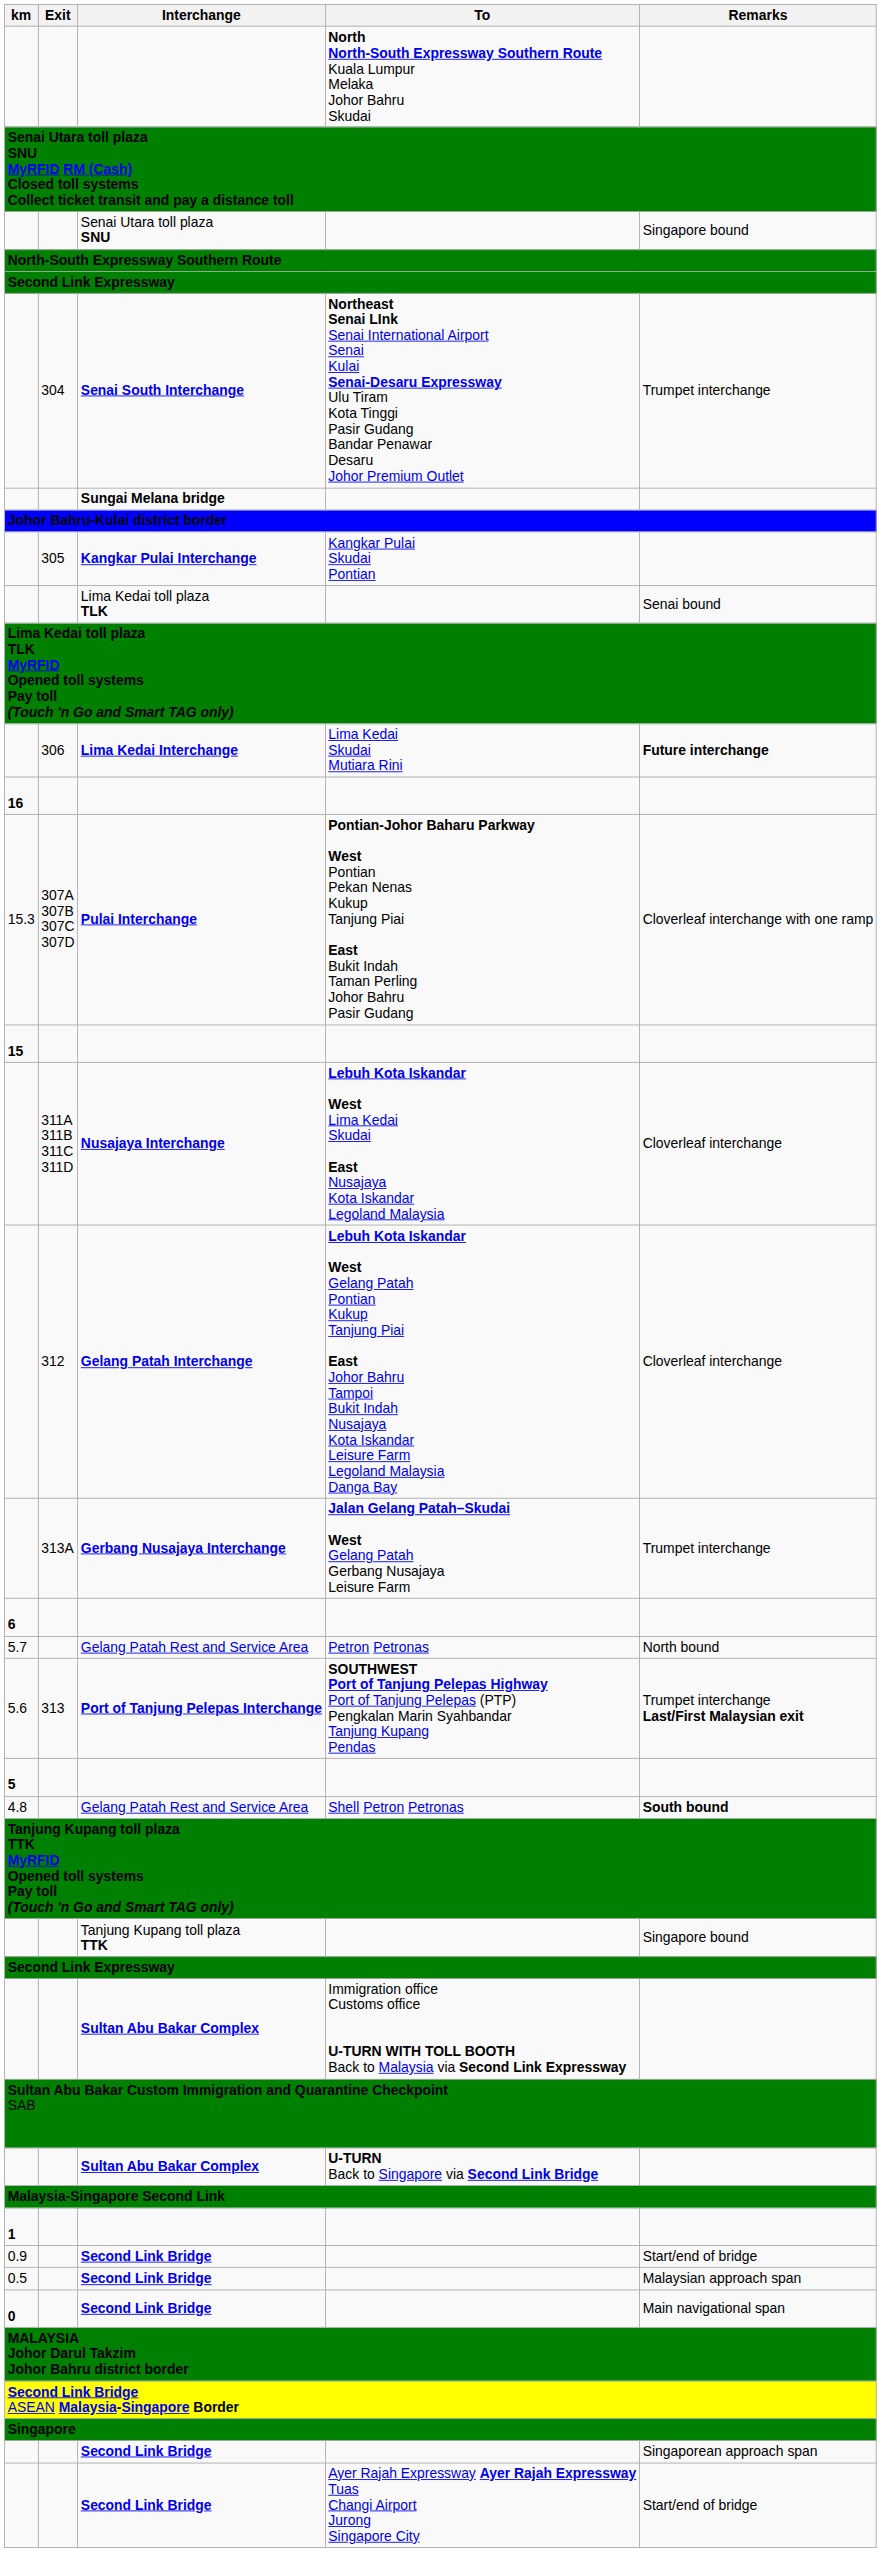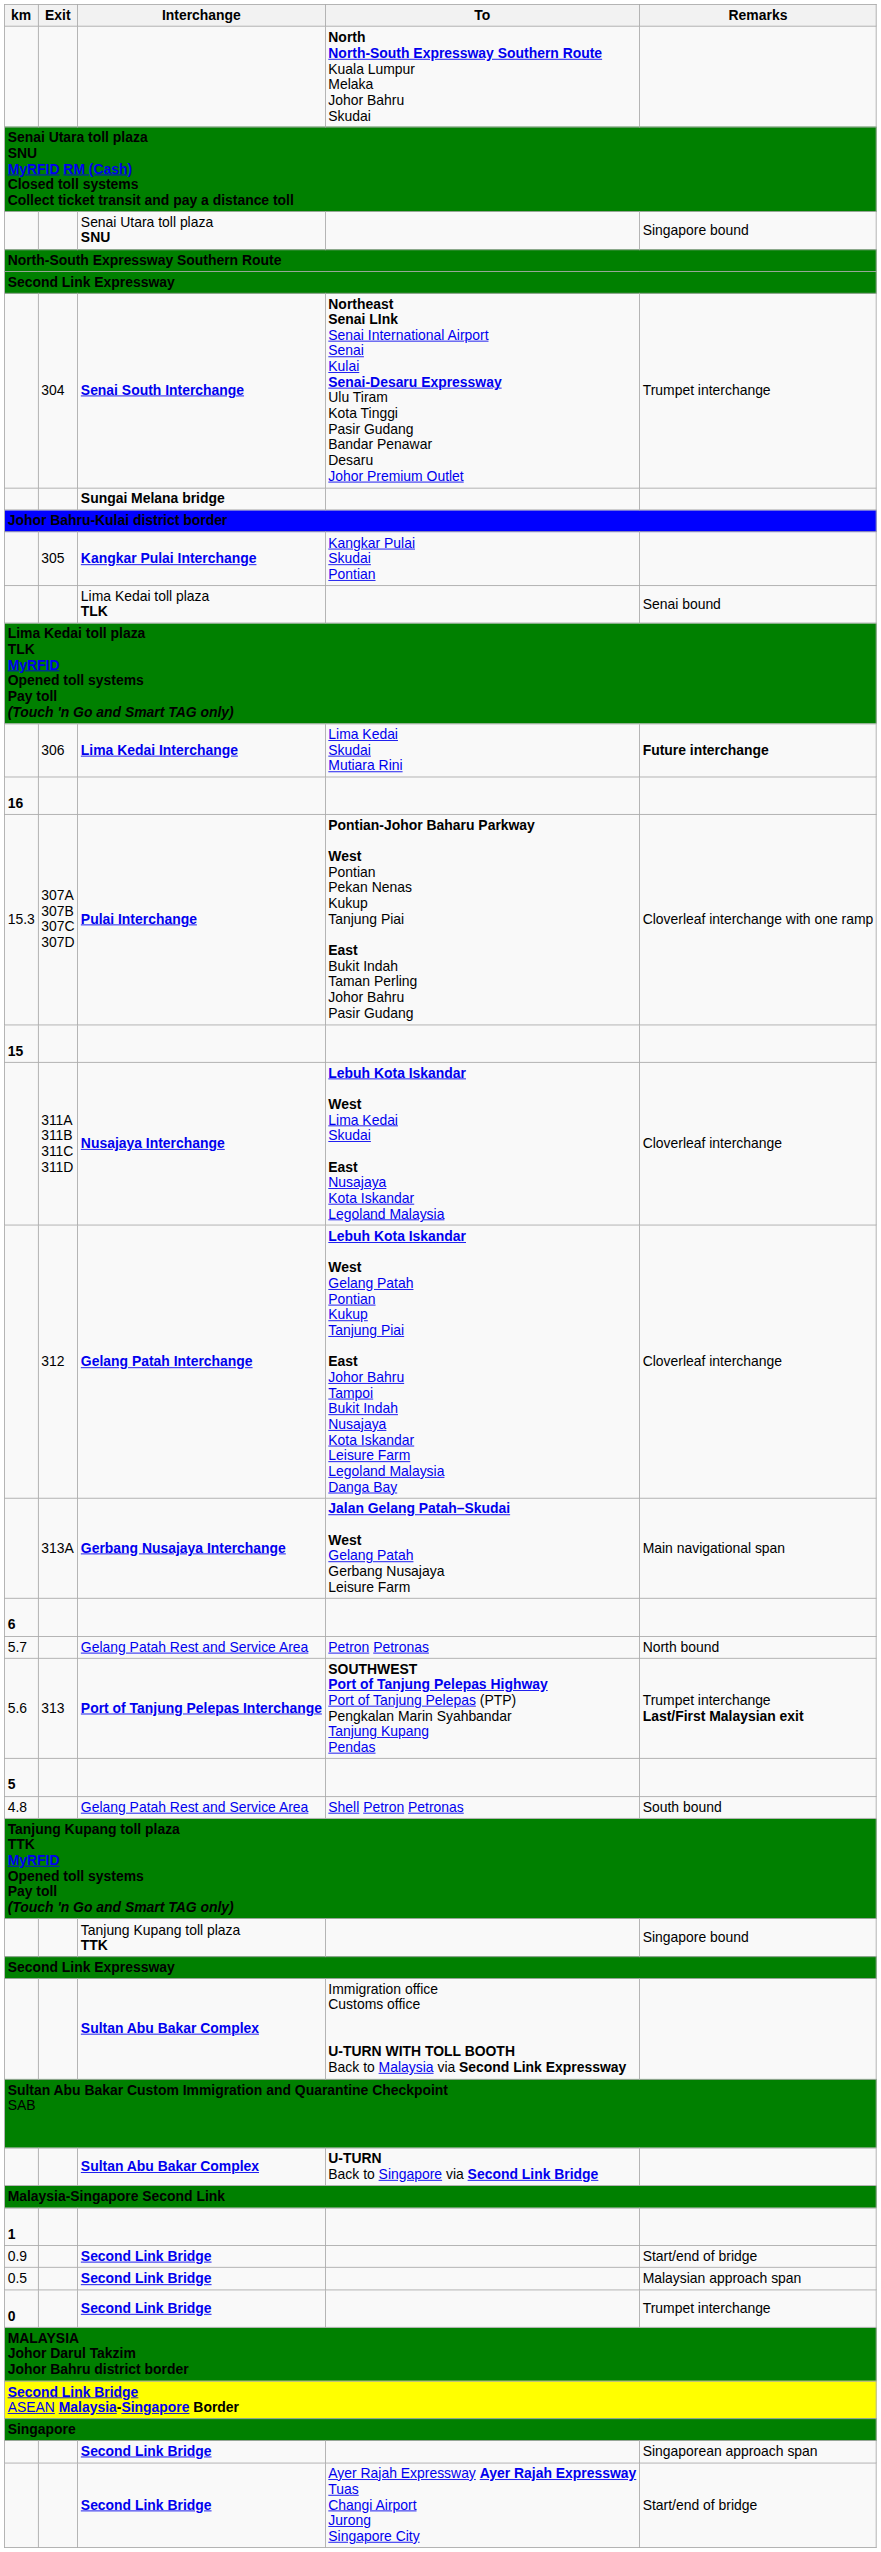(707, 1548) Trumpet interchange -> (714, 1548) Main navigational span
(686, 1807) bold -> (682, 1807) normal
(714, 2308) Main navigational span -> (707, 2308) Trumpet interchange
